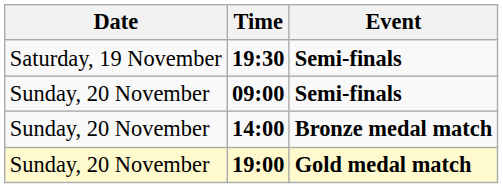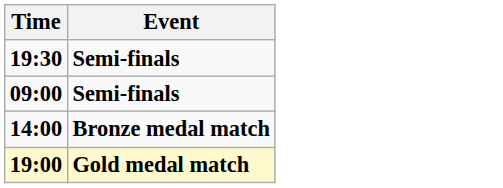- column: (116, 22)
